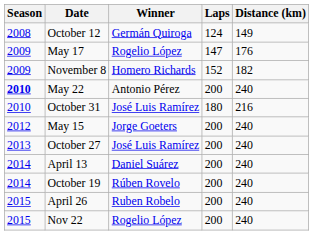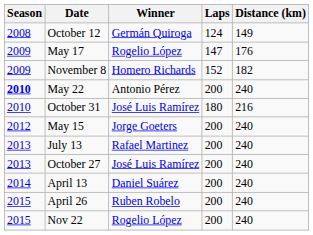+ row: (65, 145)
- row: (74, 182)
